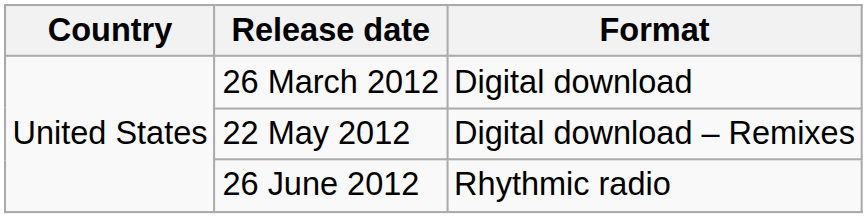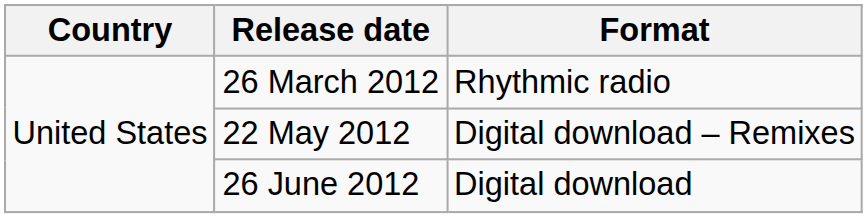(573, 81) Digital download -> (562, 81) Rhythmic radio
(562, 184) Rhythmic radio -> (573, 184) Digital download
